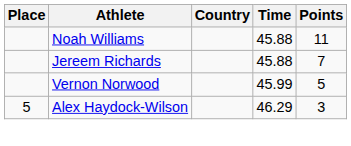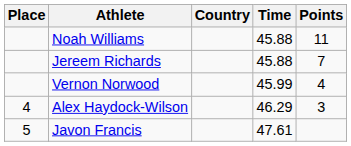(321, 84) 5 -> (321, 84) 4
(27, 107) 5 -> (27, 107) 4
+ row: (97, 130)
